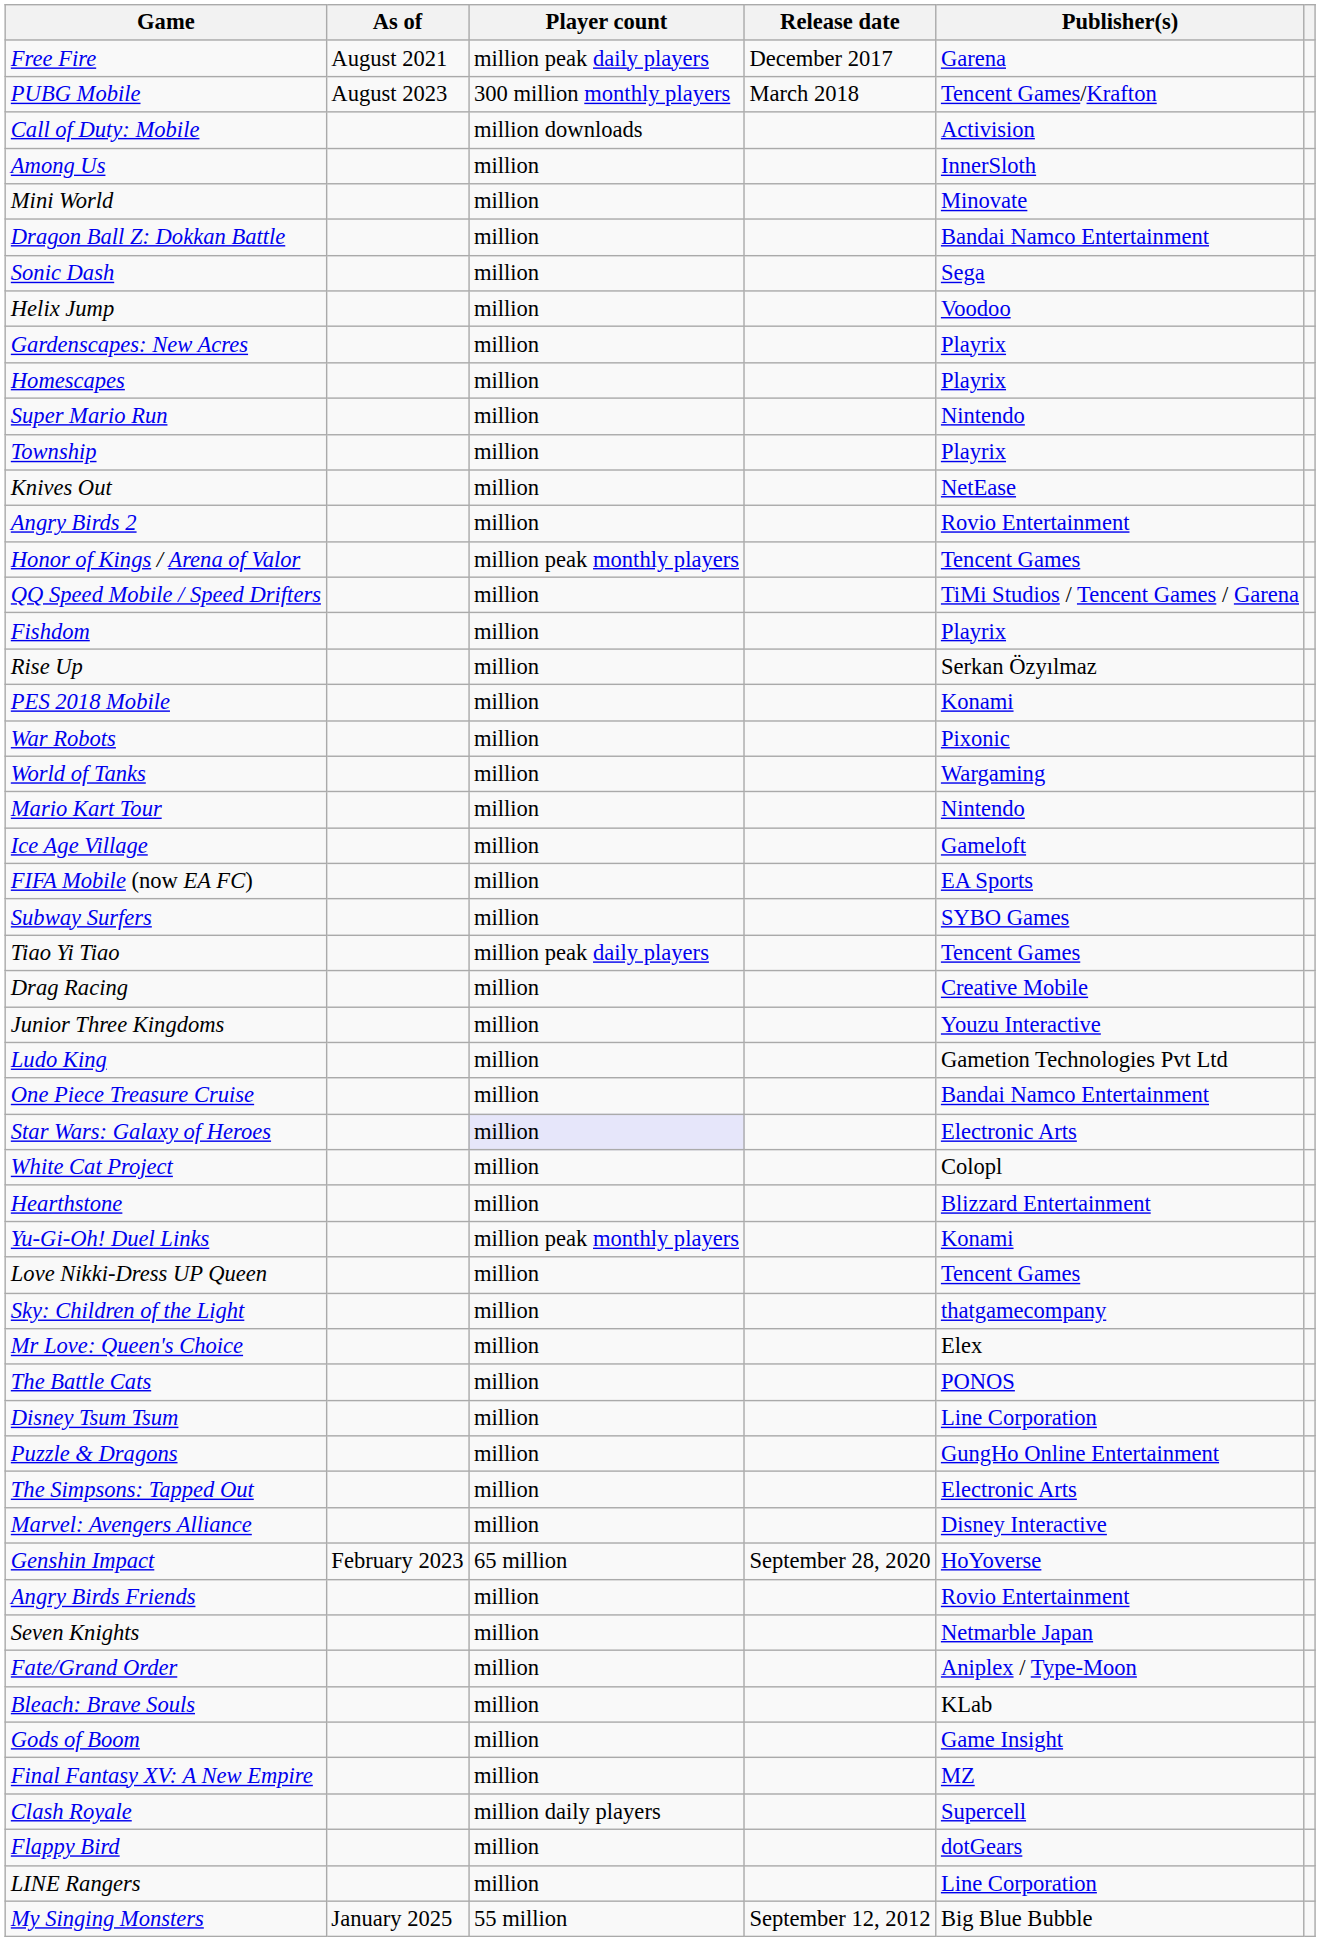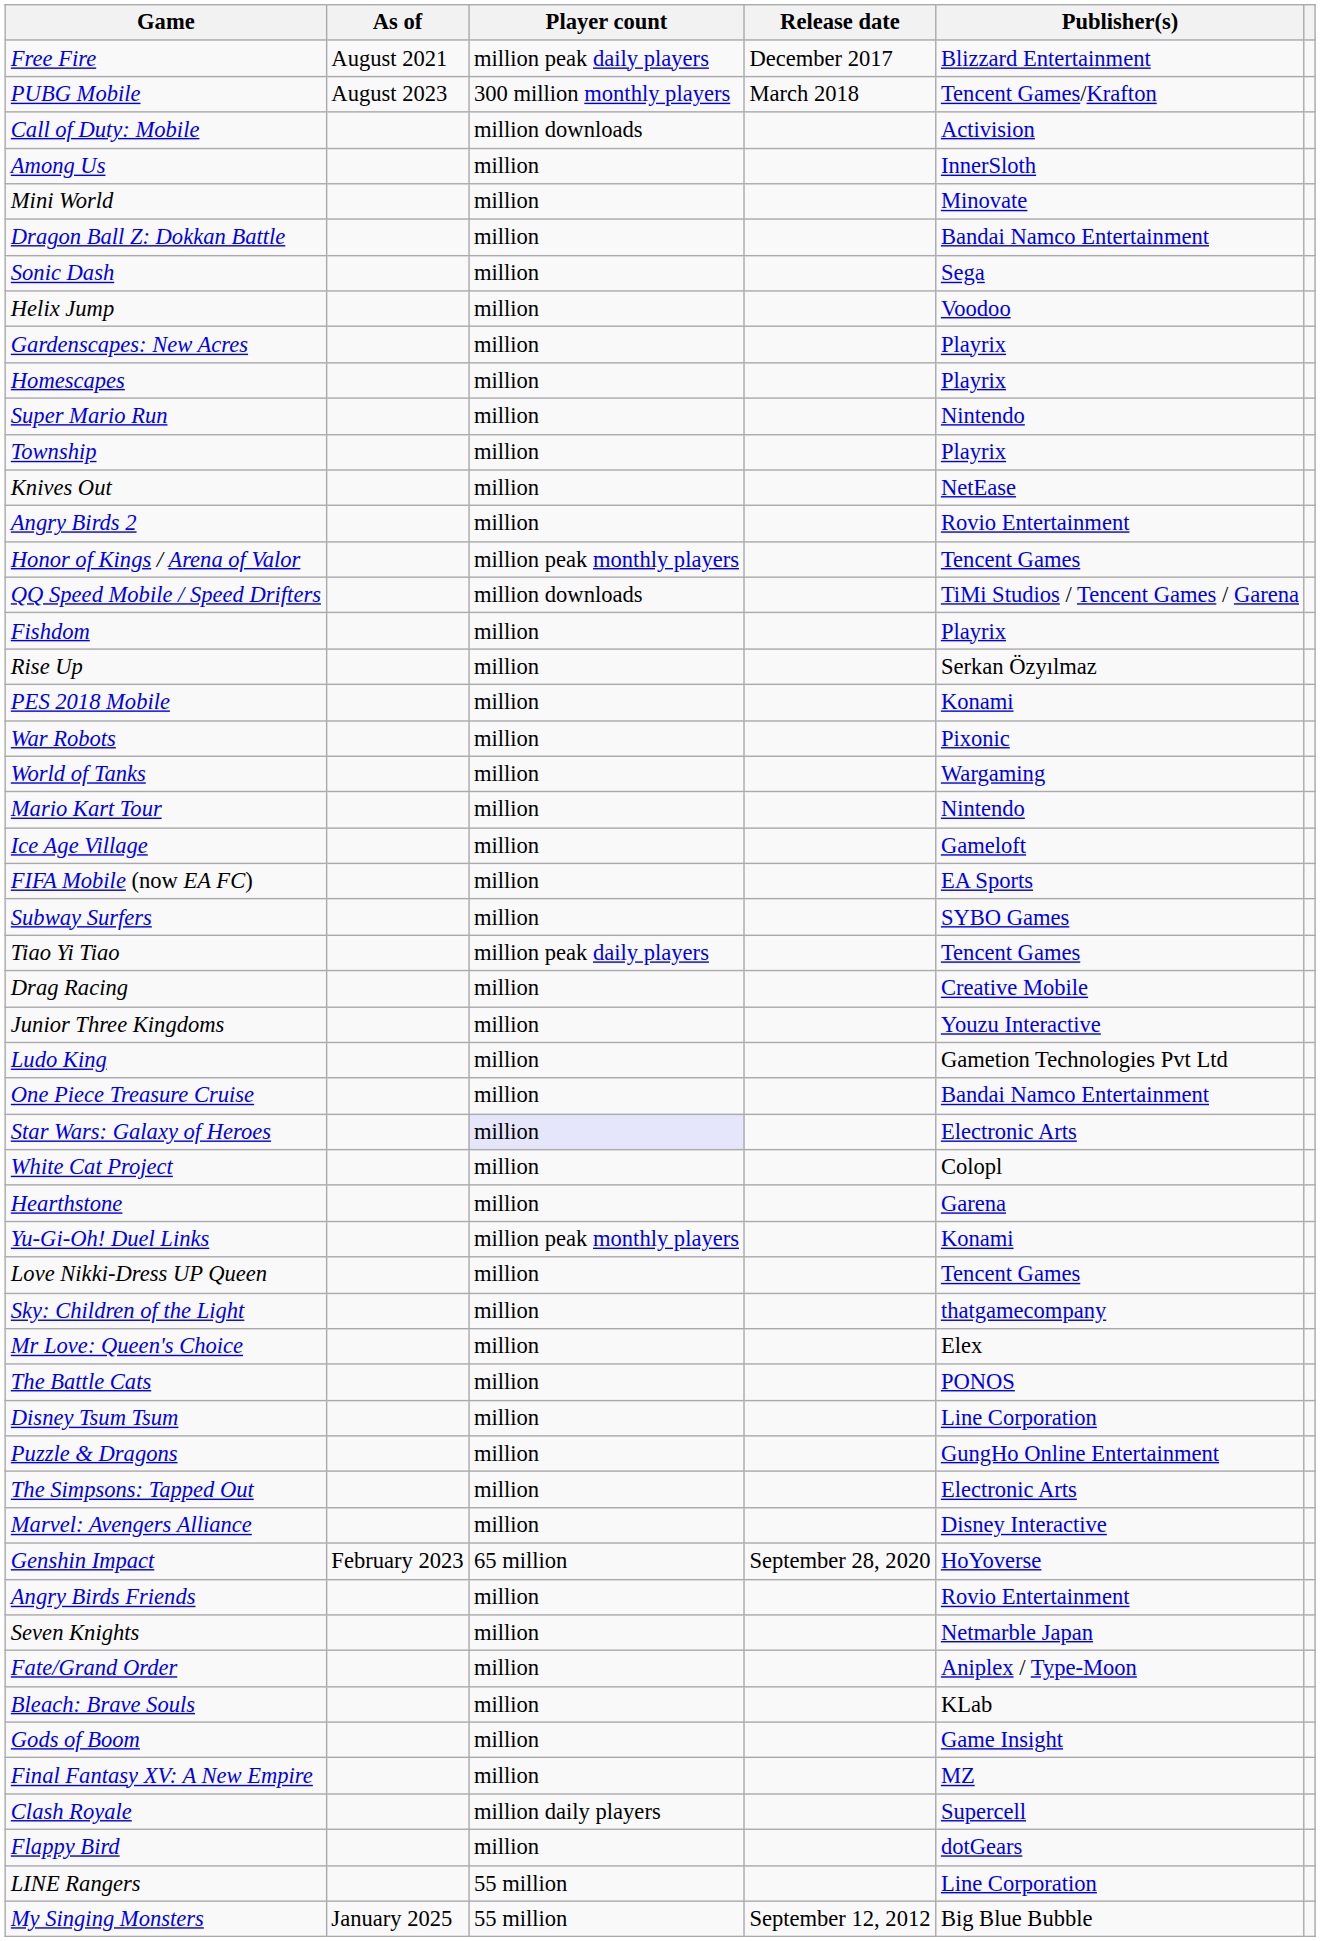(973, 58) Garena -> (1046, 58) Blizzard Entertainment
(507, 594) million -> (558, 594) million downloads
(1046, 1203) Blizzard Entertainment -> (973, 1203) Garena
(507, 1882) million -> (521, 1882) 55 million
